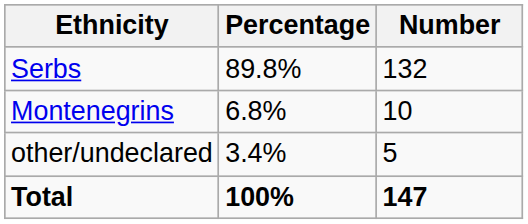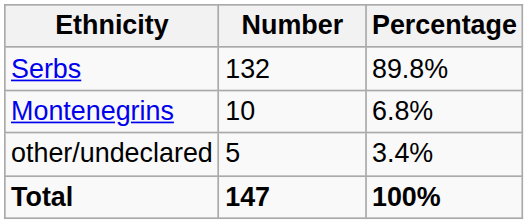columns swapped: (450, 25) <-> (298, 25)
